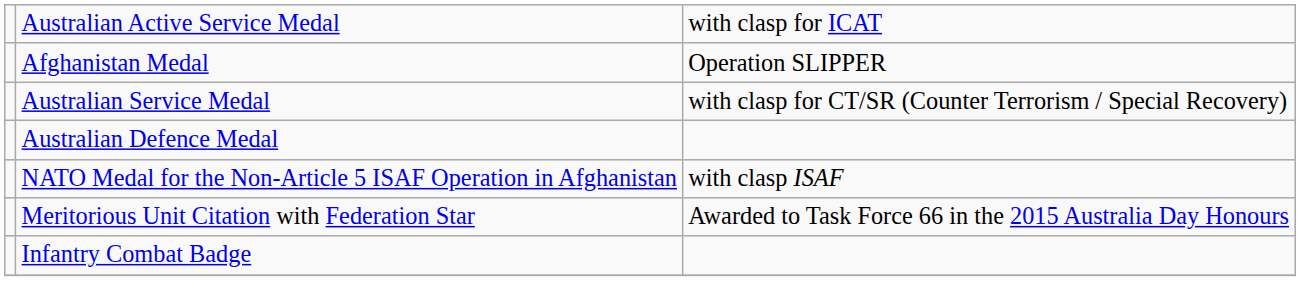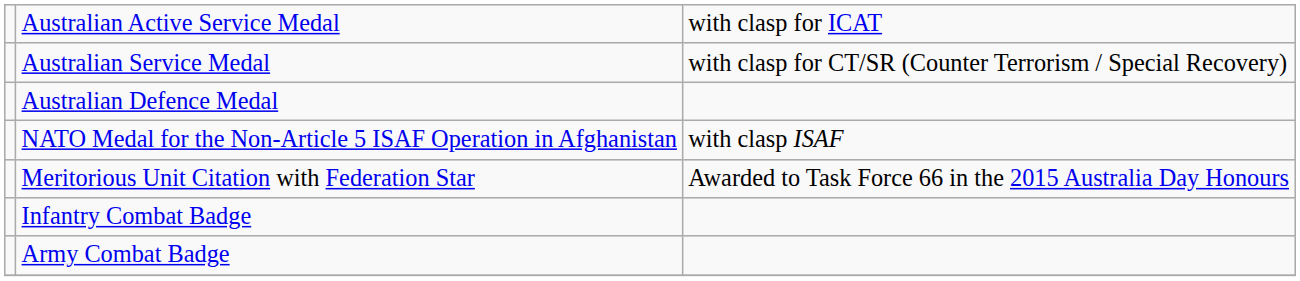- row: (115, 62)
+ row: (126, 255)
